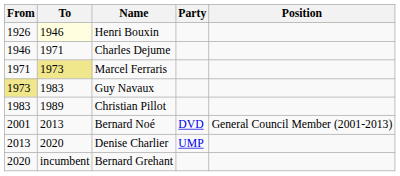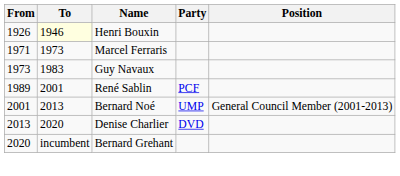- row: (133, 50)
(52, 69) khaki background -> (52, 50) no background
(19, 87) khaki background -> (19, 69) no background
- row: (130, 106)
+ row: (123, 87)
(191, 124) DVD -> (191, 106) UMP
(191, 143) UMP -> (191, 124) DVD
